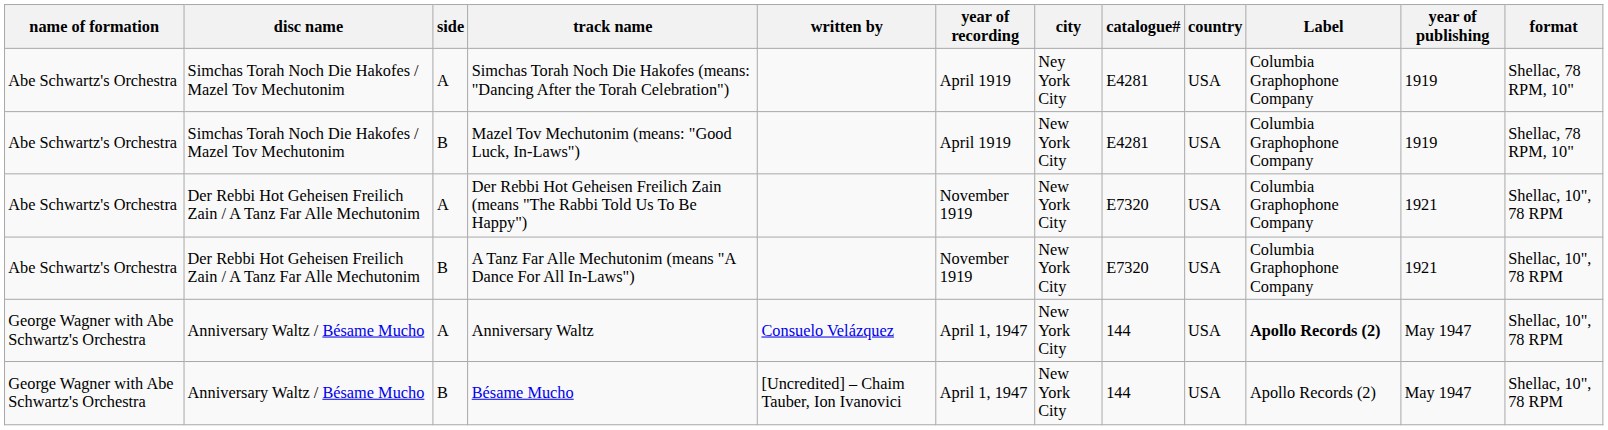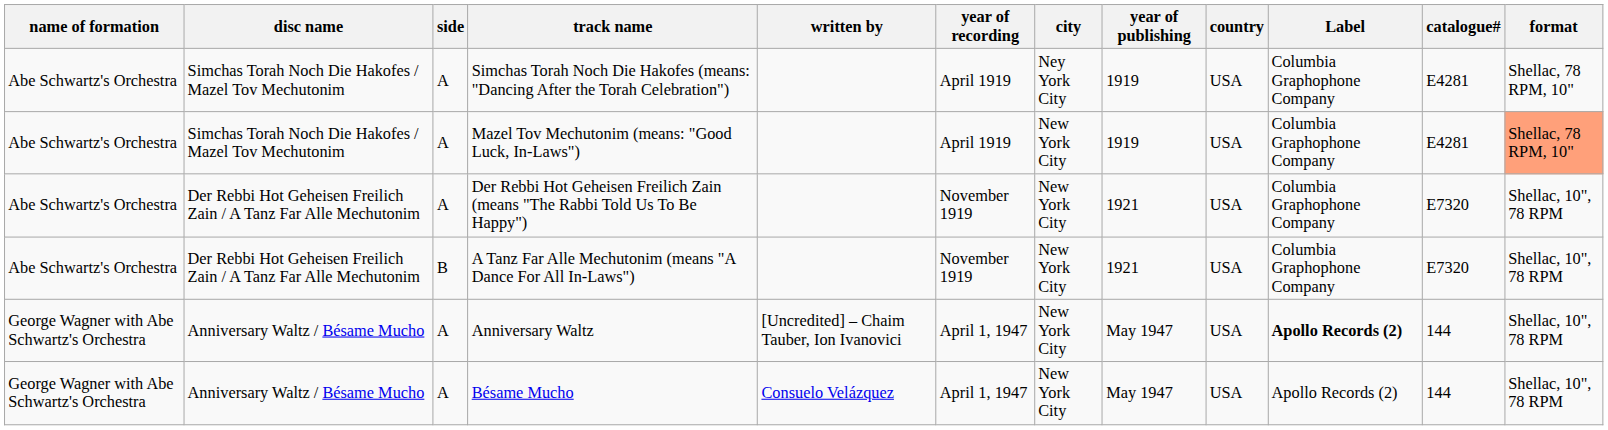columns swapped: (1453, 26) <-> (1143, 26)
(442, 142) B -> (443, 142) A
(1544, 142) no background -> (1544, 142) lightsalmon background
(828, 330) Consuelo Velázquez -> (833, 330) [Uncredited] – Chaim Tauber, Ion Ivanovici
(442, 393) B -> (443, 393) A
(833, 393) [Uncredited] – Chaim Tauber, Ion Ivanovici -> (828, 393) Consuelo Velázquez
